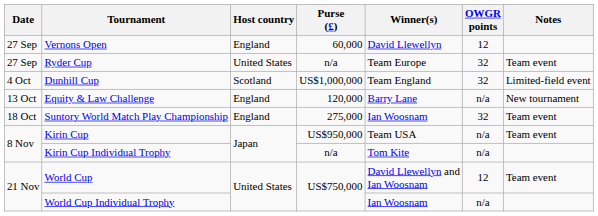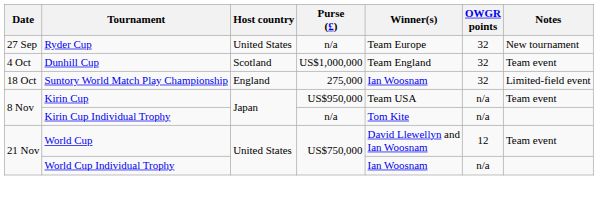- row: (76, 44)
(531, 62) Team event -> (543, 44) New tournament
(548, 80) Limited-field event -> (531, 62) Team event
- row: (99, 98)
(531, 116) Team event -> (548, 80) Limited-field event
